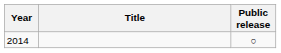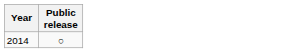- column: (135, 18)
